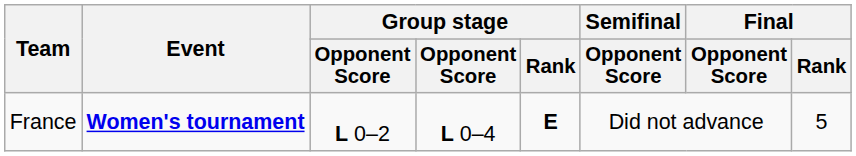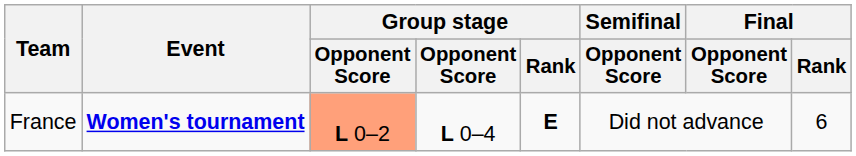(362, 134) no background -> (362, 134) lightsalmon background
(822, 122) 5 -> (822, 122) 6
